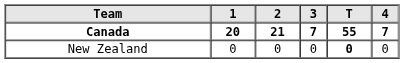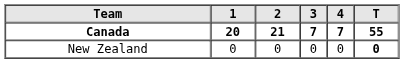columns swapped: (385, 14) <-> (349, 14)
